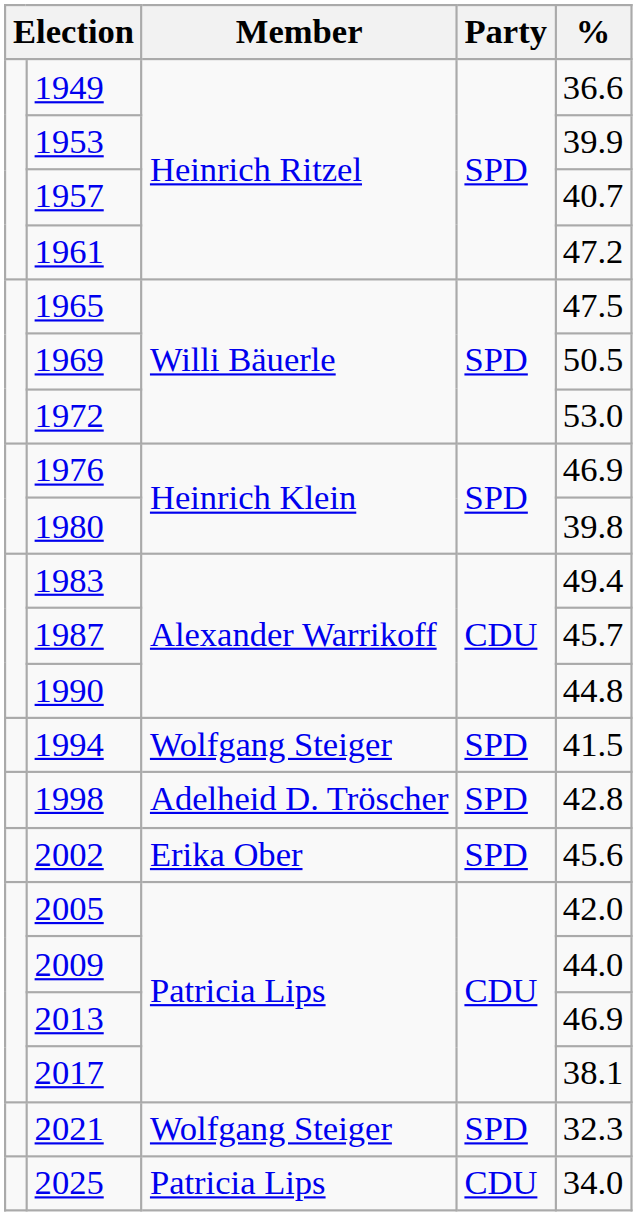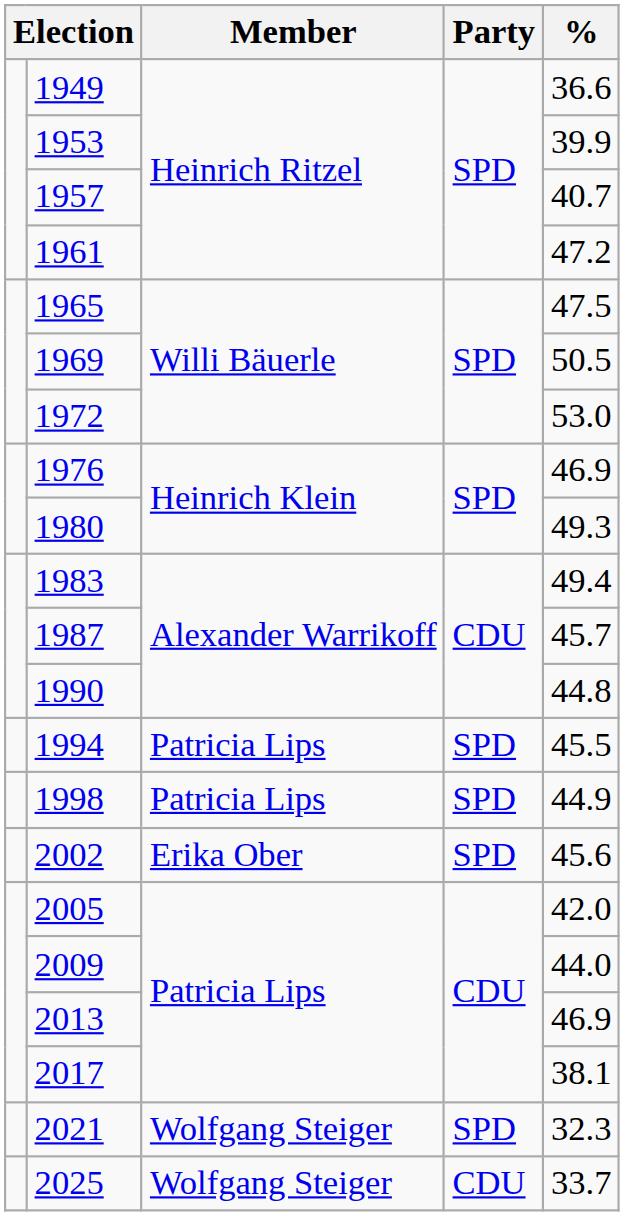(593, 525) 39.8 -> (581, 525) 49.3
(271, 744) Wolfgang Steiger -> (238, 744) Patricia Lips
(593, 744) 41.5 -> (581, 744) 45.5
(299, 799) Adelheid D. Tröscher -> (238, 799) Patricia Lips
(593, 799) 42.8 -> (581, 799) 44.9
(238, 1182) Patricia Lips -> (271, 1182) Wolfgang Steiger
(593, 1182) 34.0 -> (581, 1182) 33.7
